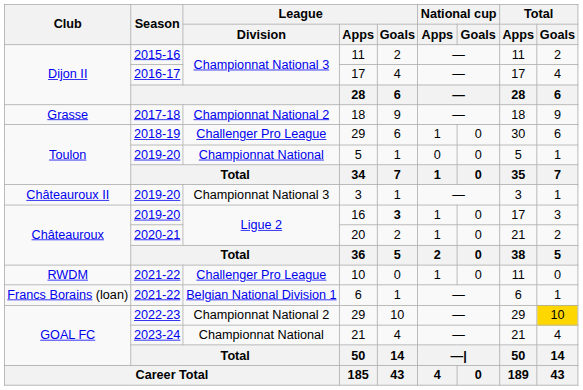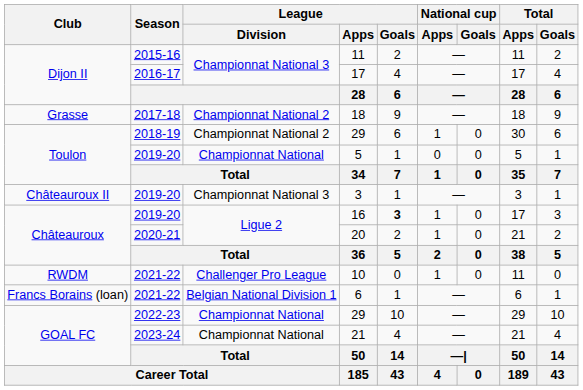(261, 134) Challenger Pro League -> (261, 134) Championnat National 2
(261, 315) Championnat National 2 -> (261, 315) Championnat National
(557, 315) gold background -> (557, 315) no background
